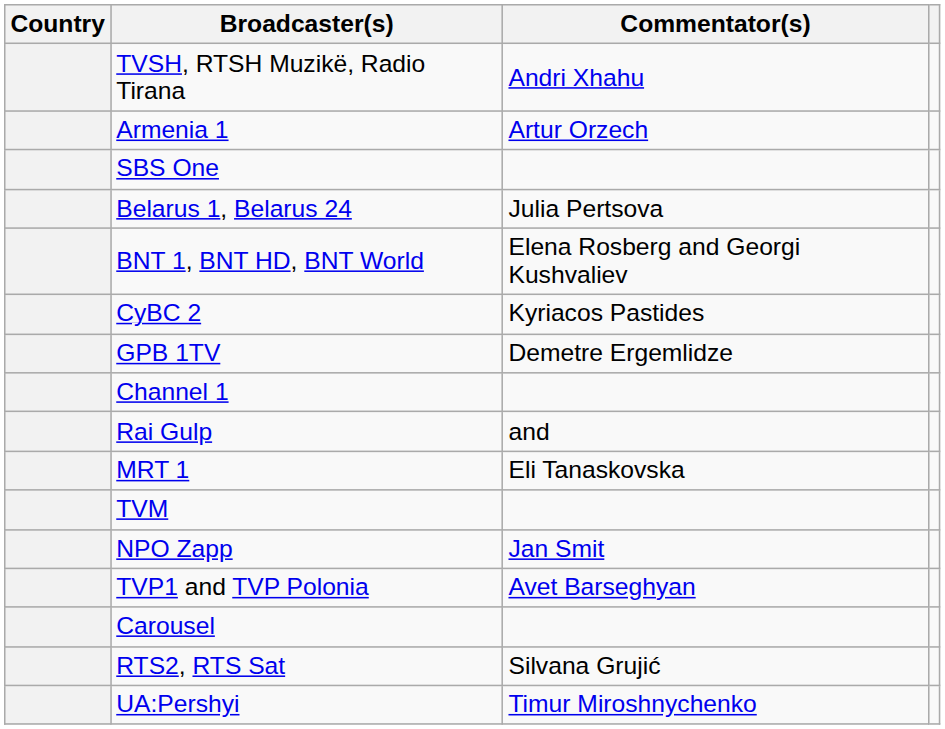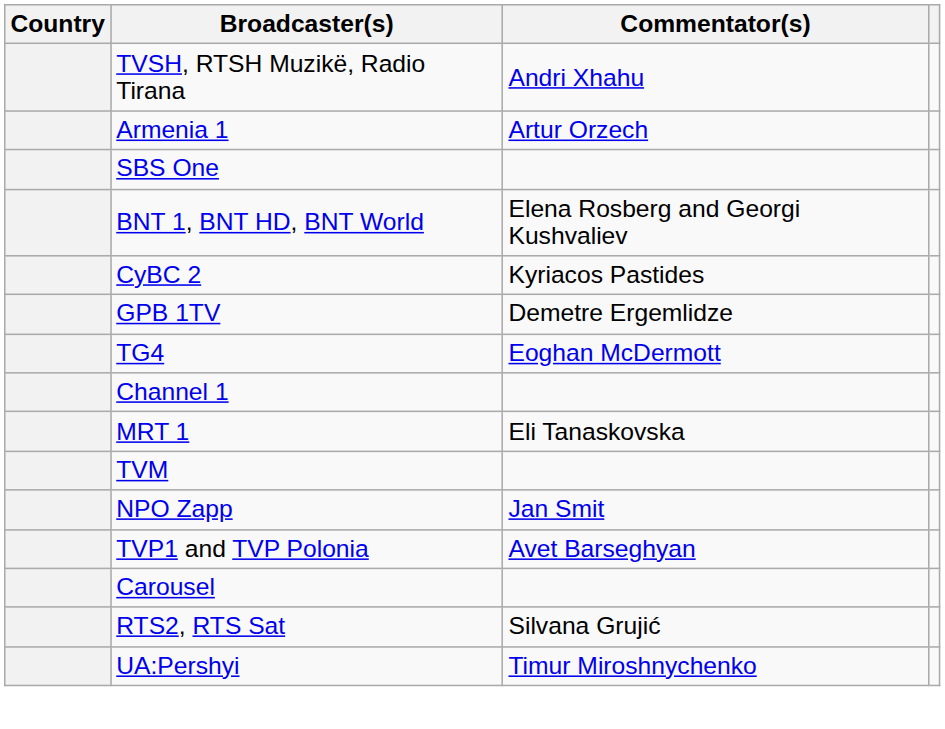- row: (234, 208)
+ row: (140, 353)
- row: (164, 431)
